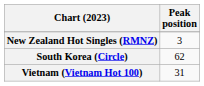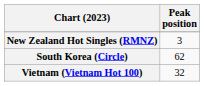(180, 72) 31 -> (180, 72) 32
